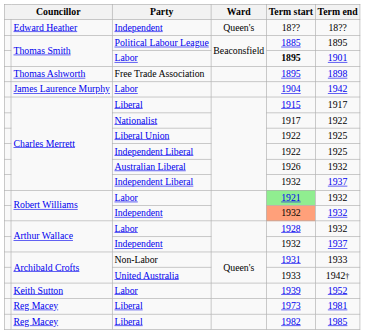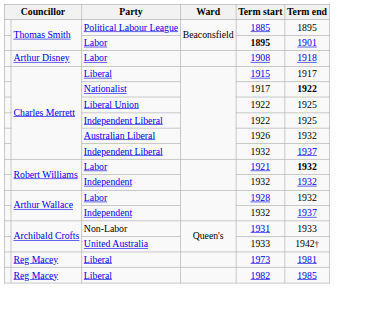- row: (45, 27)
- row: (49, 74)
- row: (62, 89)
+ row: (42, 58)
(338, 120) normal -> (307, 89) bold
(291, 197) lightgreen background -> (260, 167) no background
(338, 197) normal -> (307, 167) bold
(291, 213) lightsalmon background -> (260, 182) no background
- row: (38, 290)
